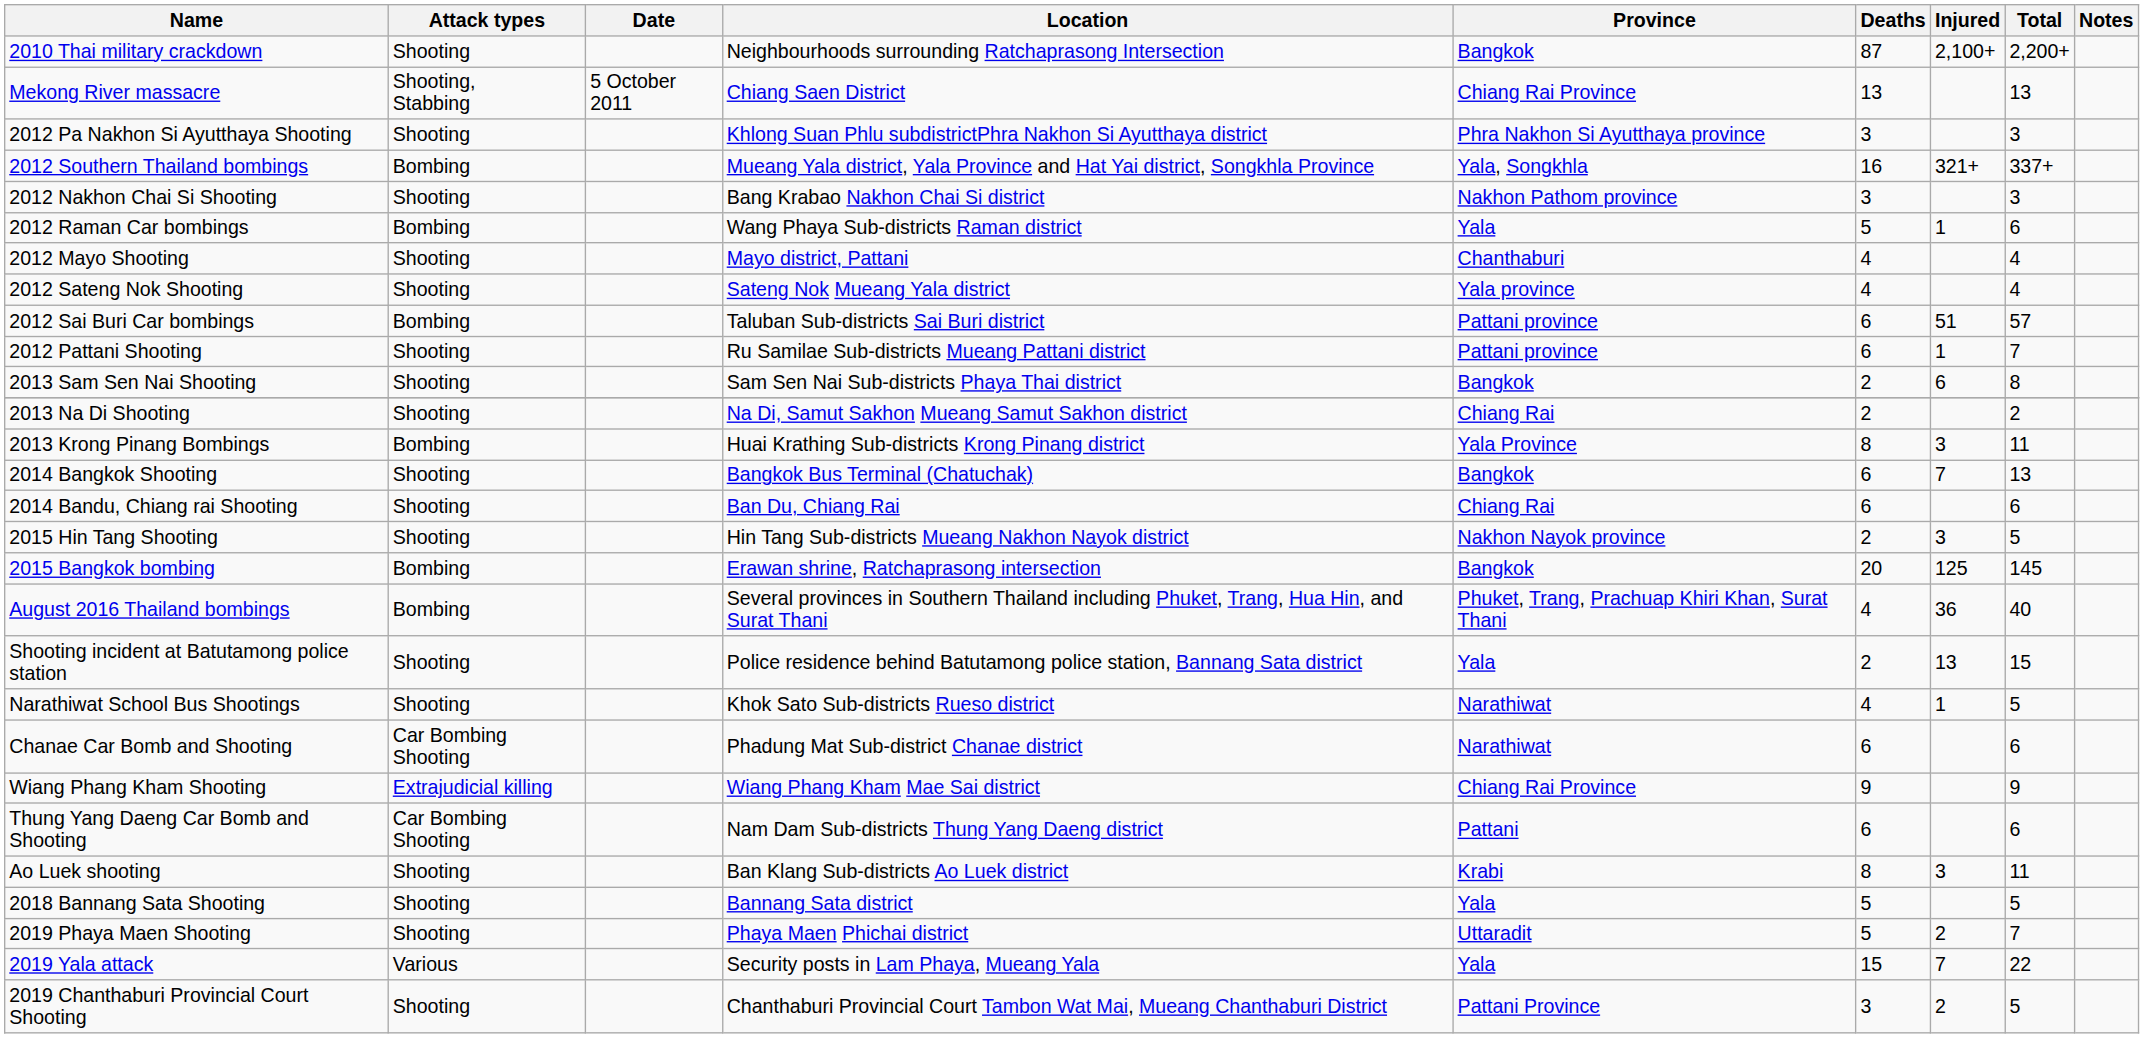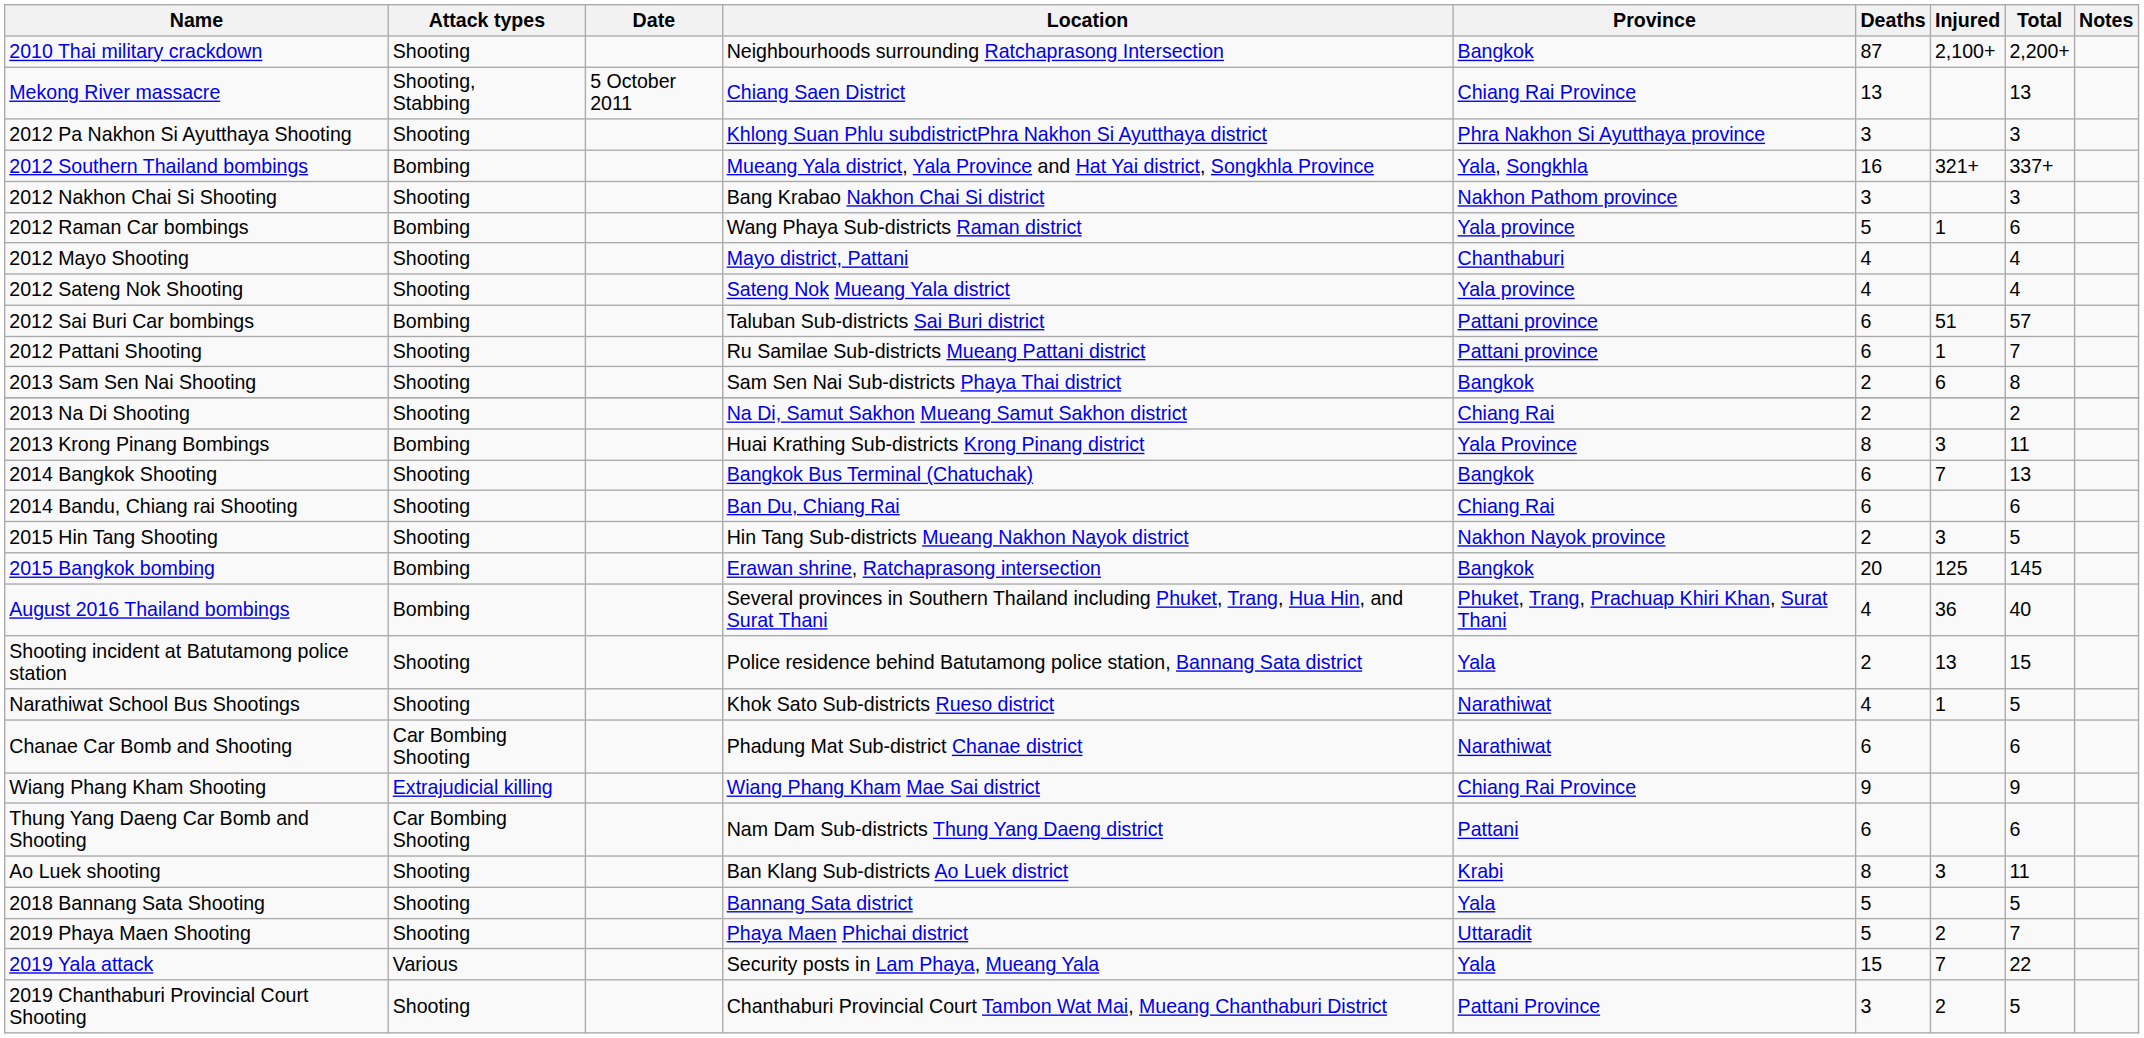(1476, 228) Yala -> (1516, 228) Yala province
